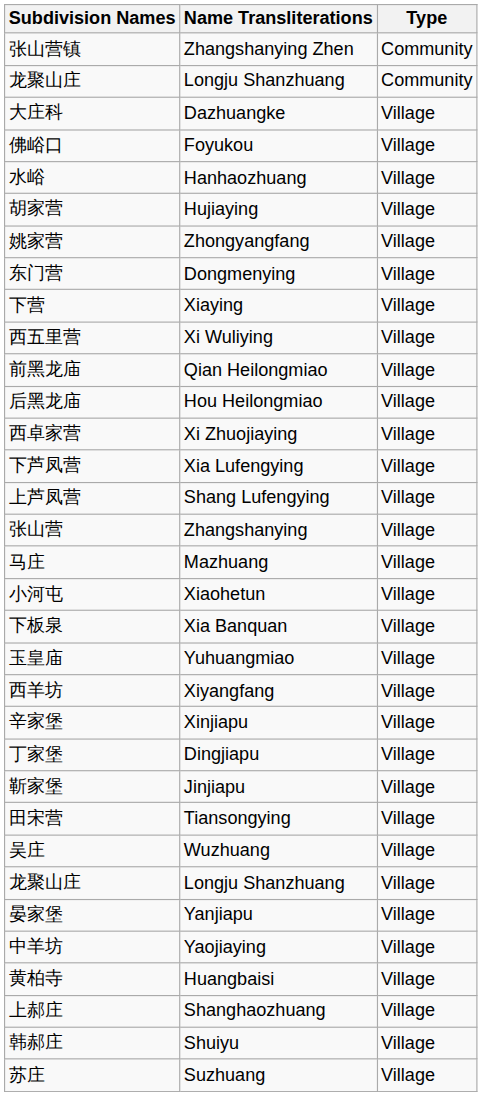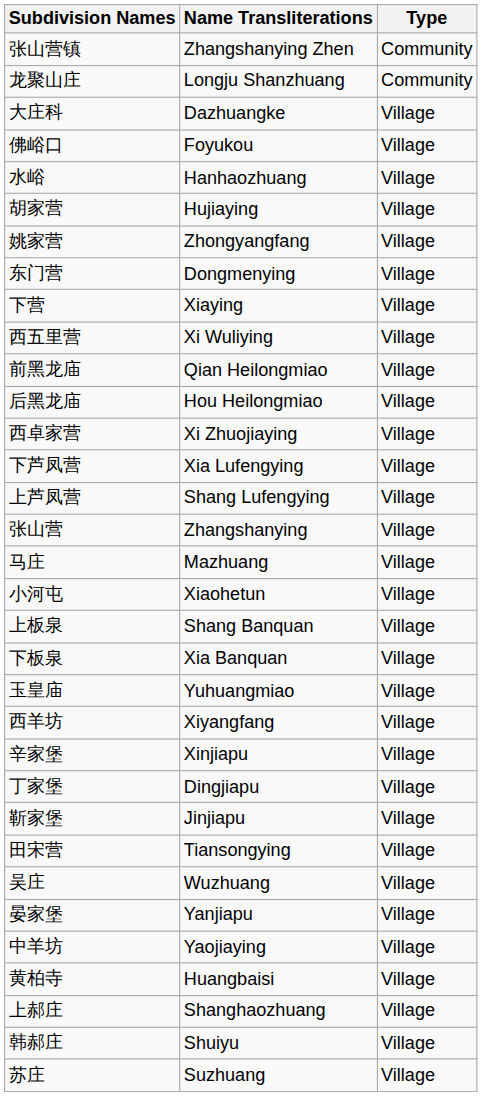+ row: (36, 625)
- row: (45, 882)
